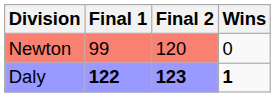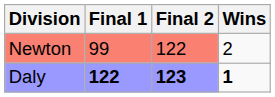(171, 48) 120 -> (171, 48) 122
(228, 48) 0 -> (228, 48) 2
